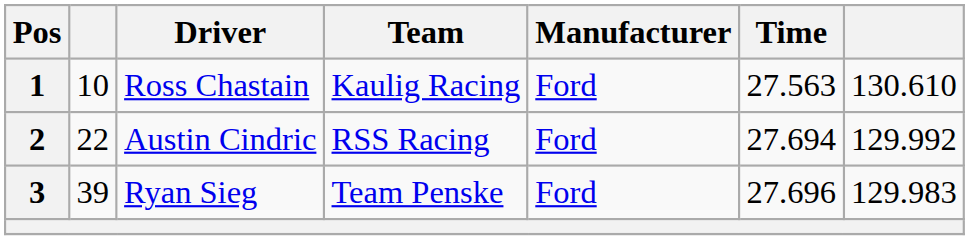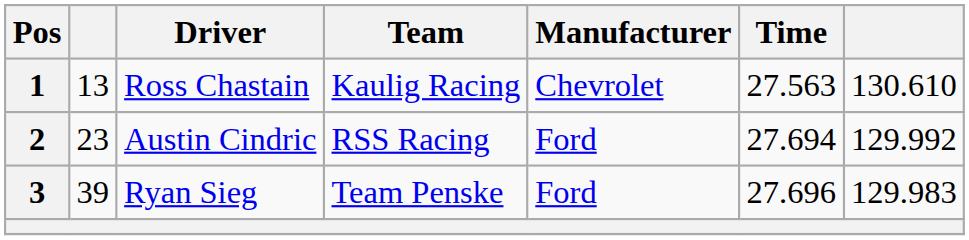(93, 85) 10 -> (93, 85) 13
(566, 85) Ford -> (599, 85) Chevrolet
(93, 138) 22 -> (93, 138) 23
